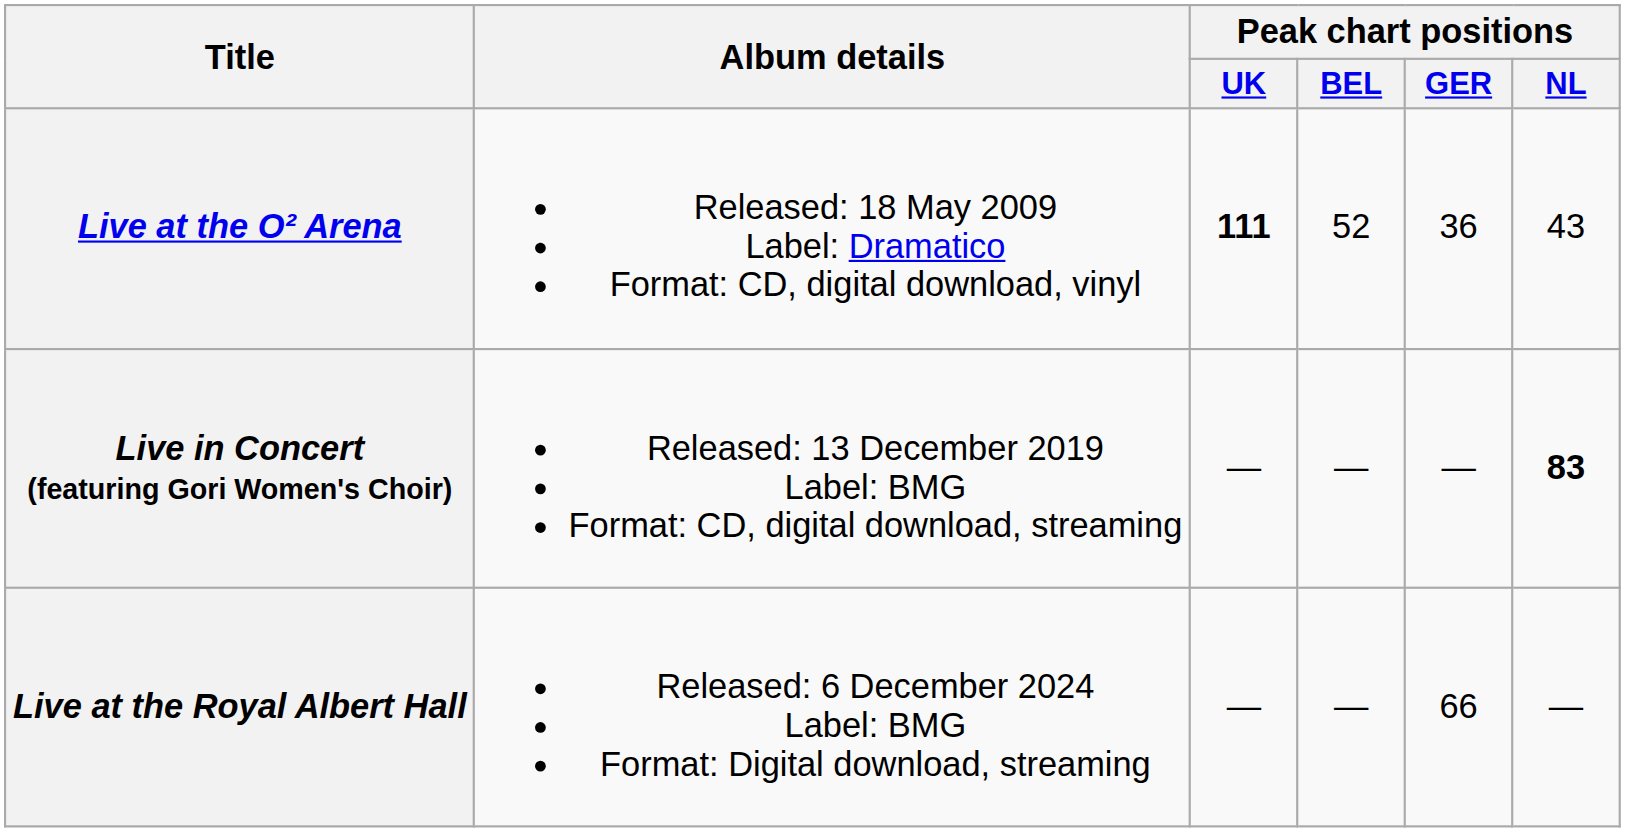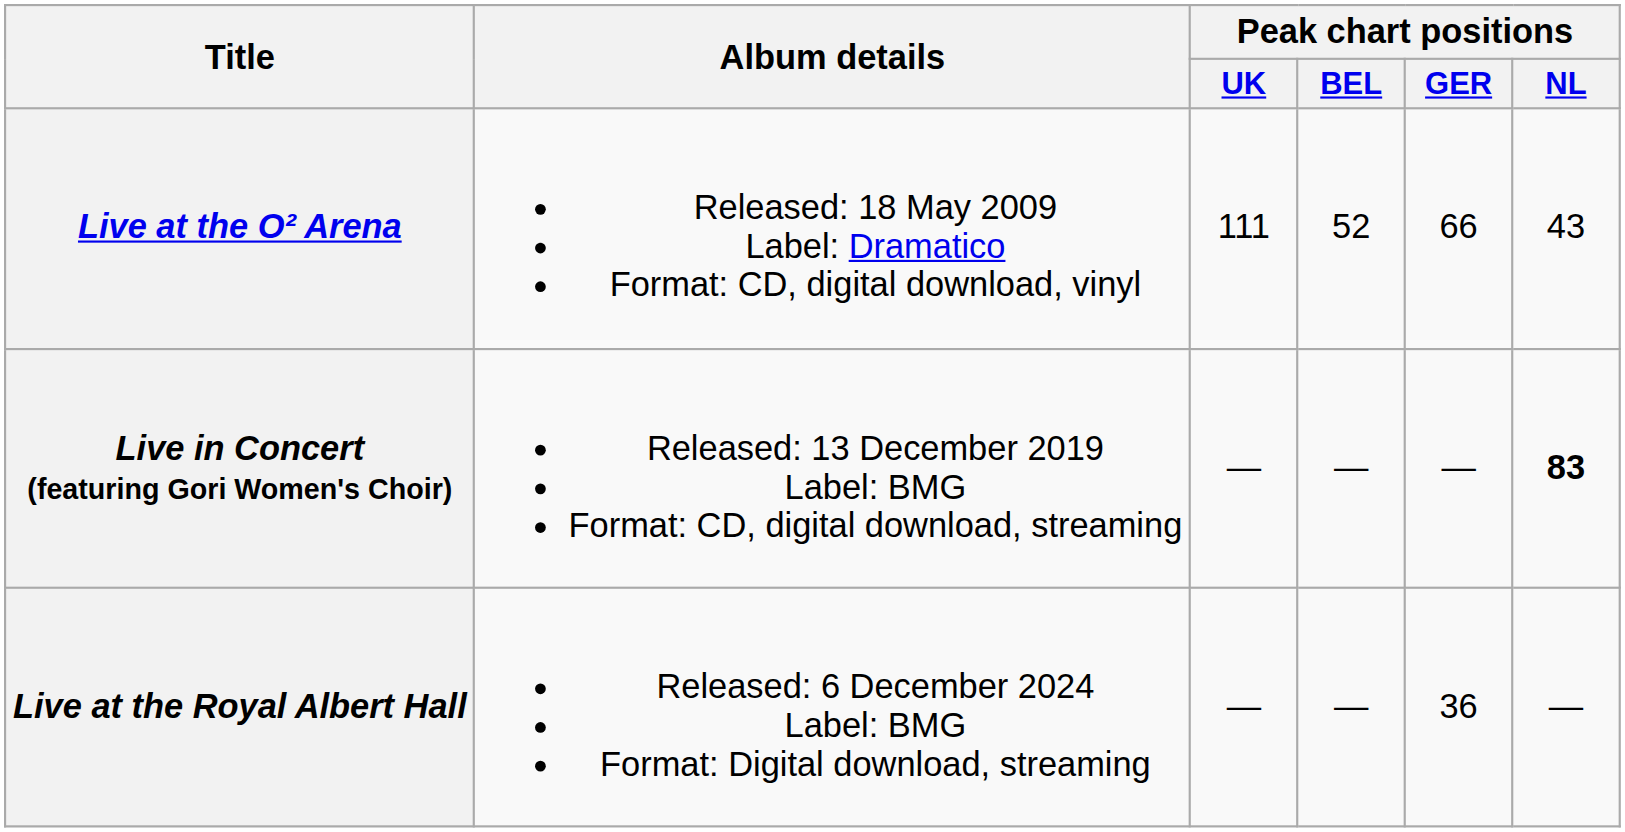(1244, 227) bold -> (1244, 227) normal
(1459, 227) 36 -> (1459, 227) 66
(1459, 706) 66 -> (1459, 706) 36
